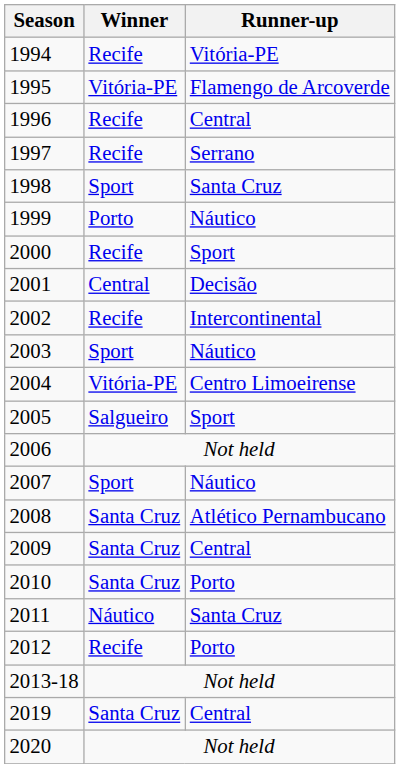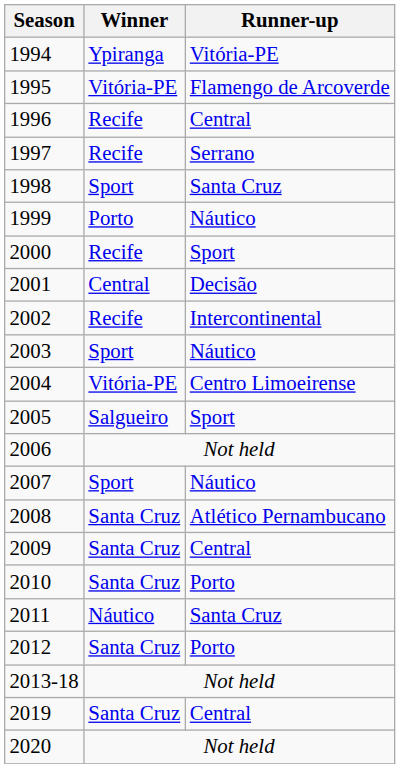(115, 53) Recife -> (126, 53) Ypiranga
(115, 647) Recife -> (134, 647) Santa Cruz
